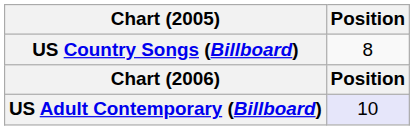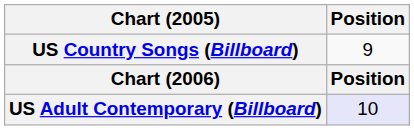(368, 49) 8 -> (368, 49) 9
